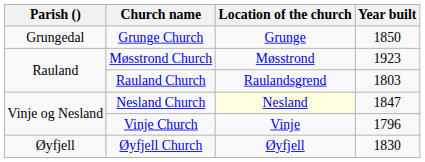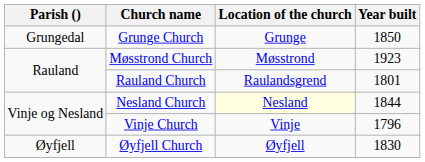(387, 80) 1803 -> (387, 80) 1801
(387, 102) 1847 -> (387, 102) 1844
